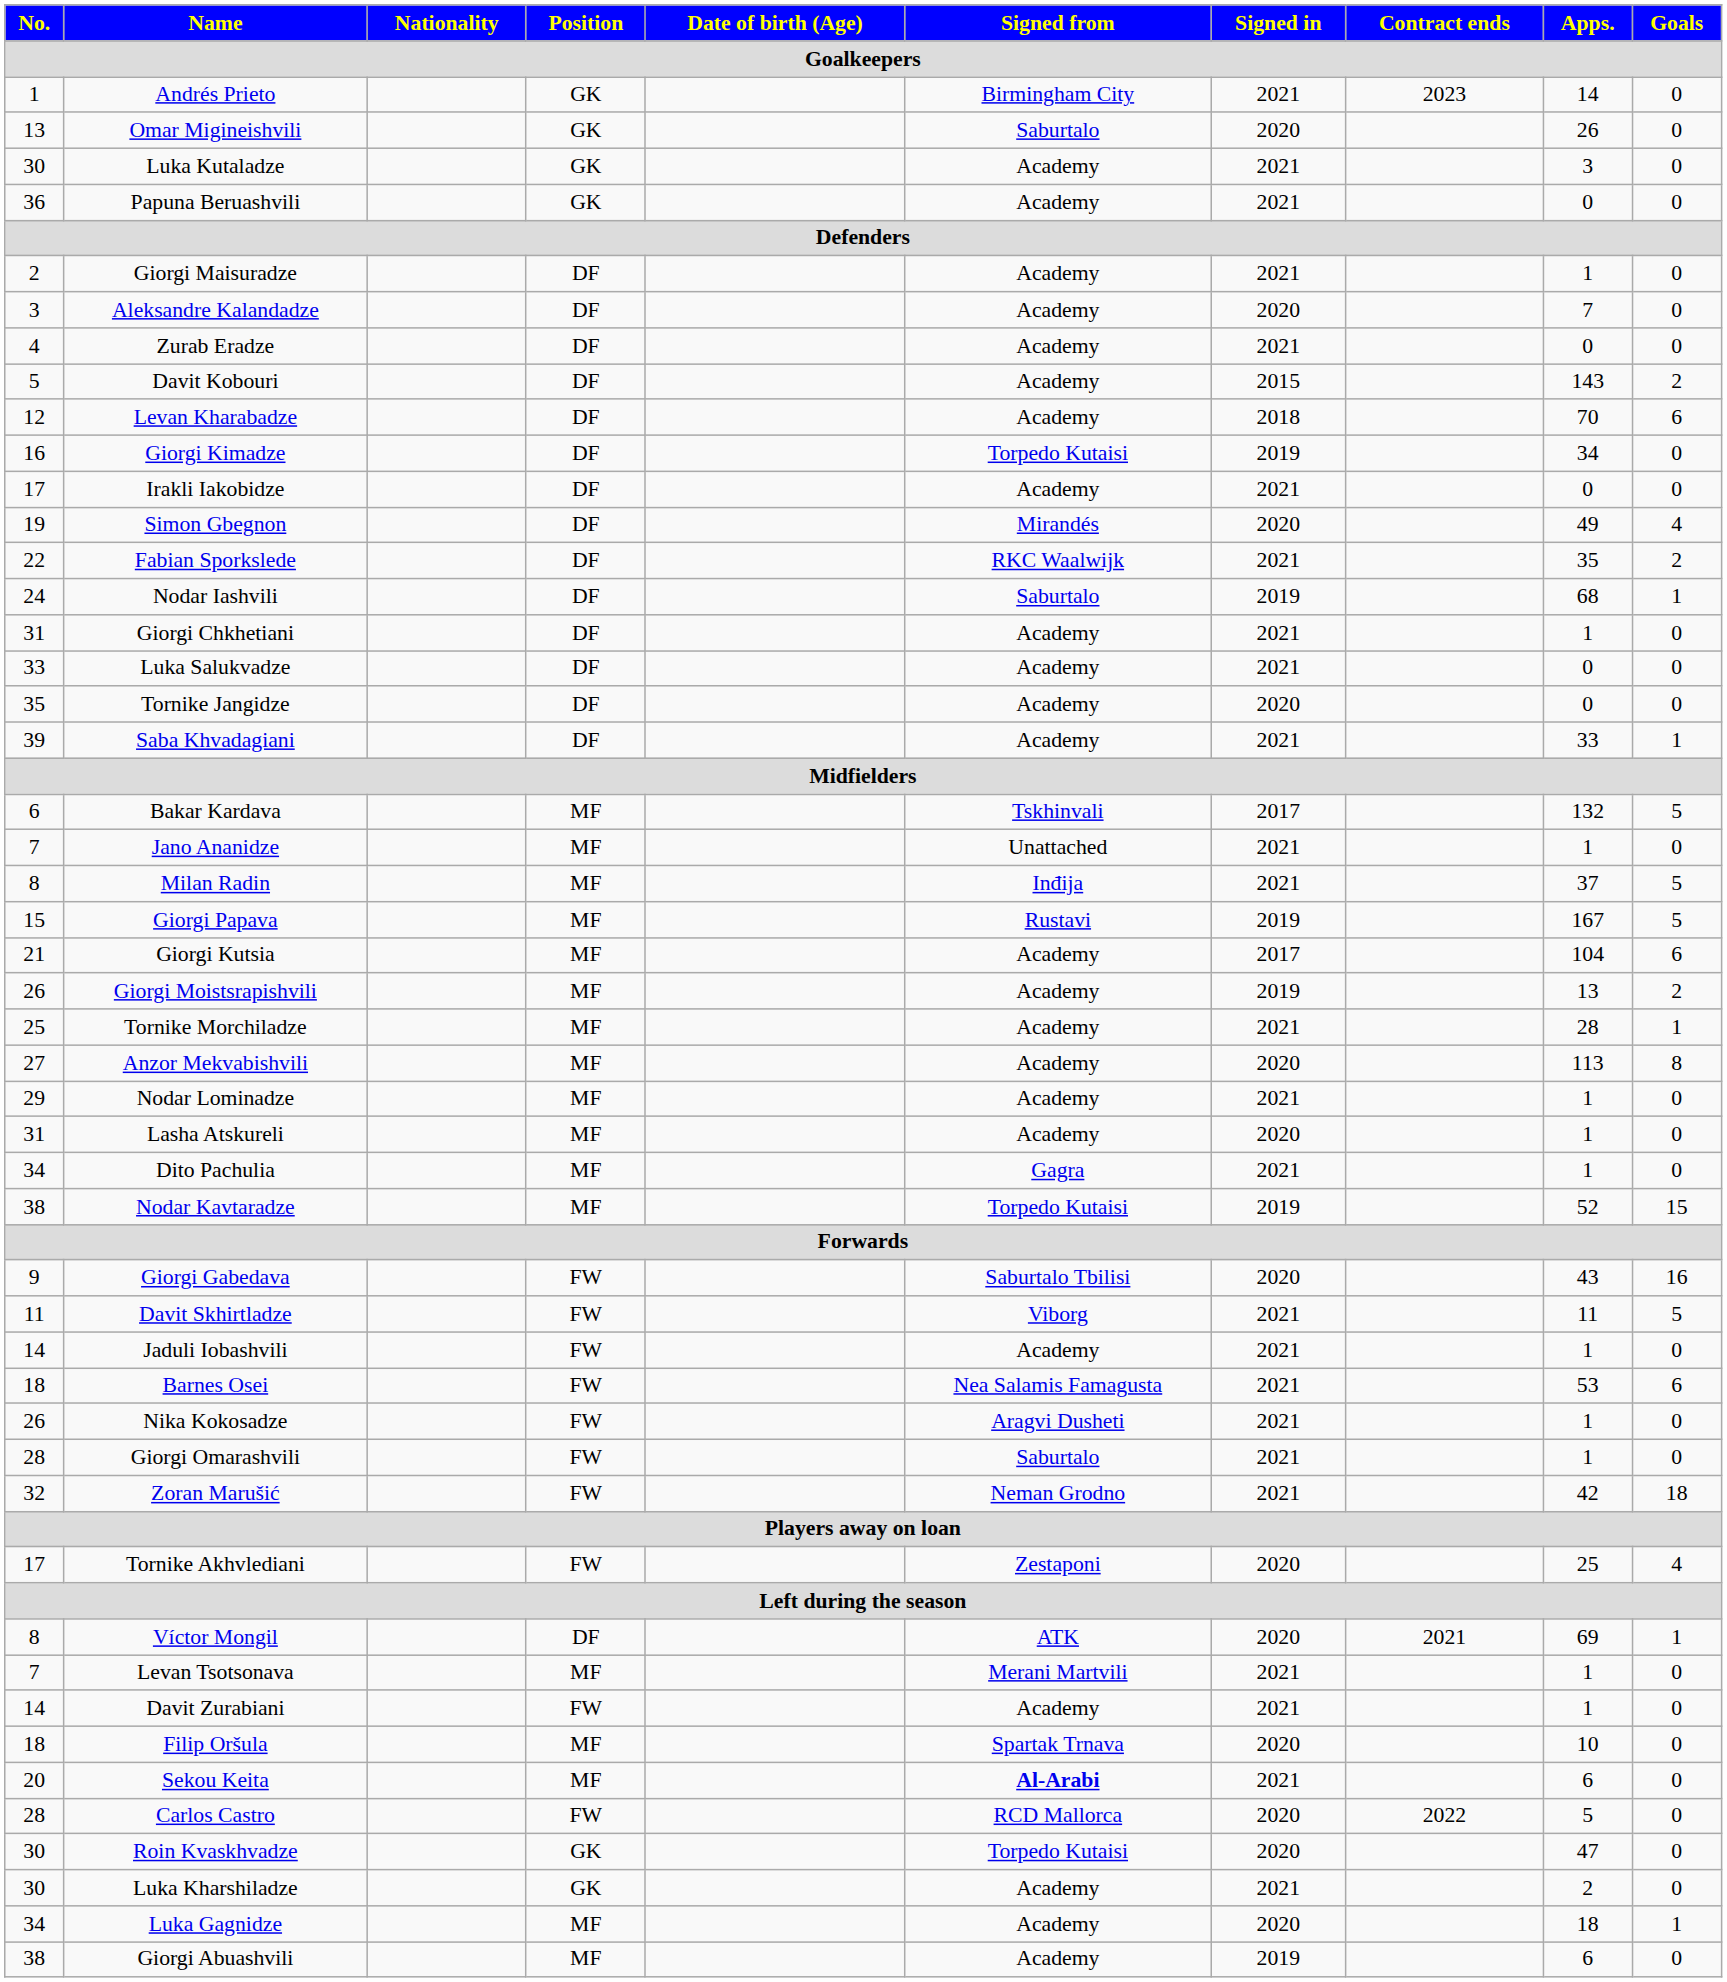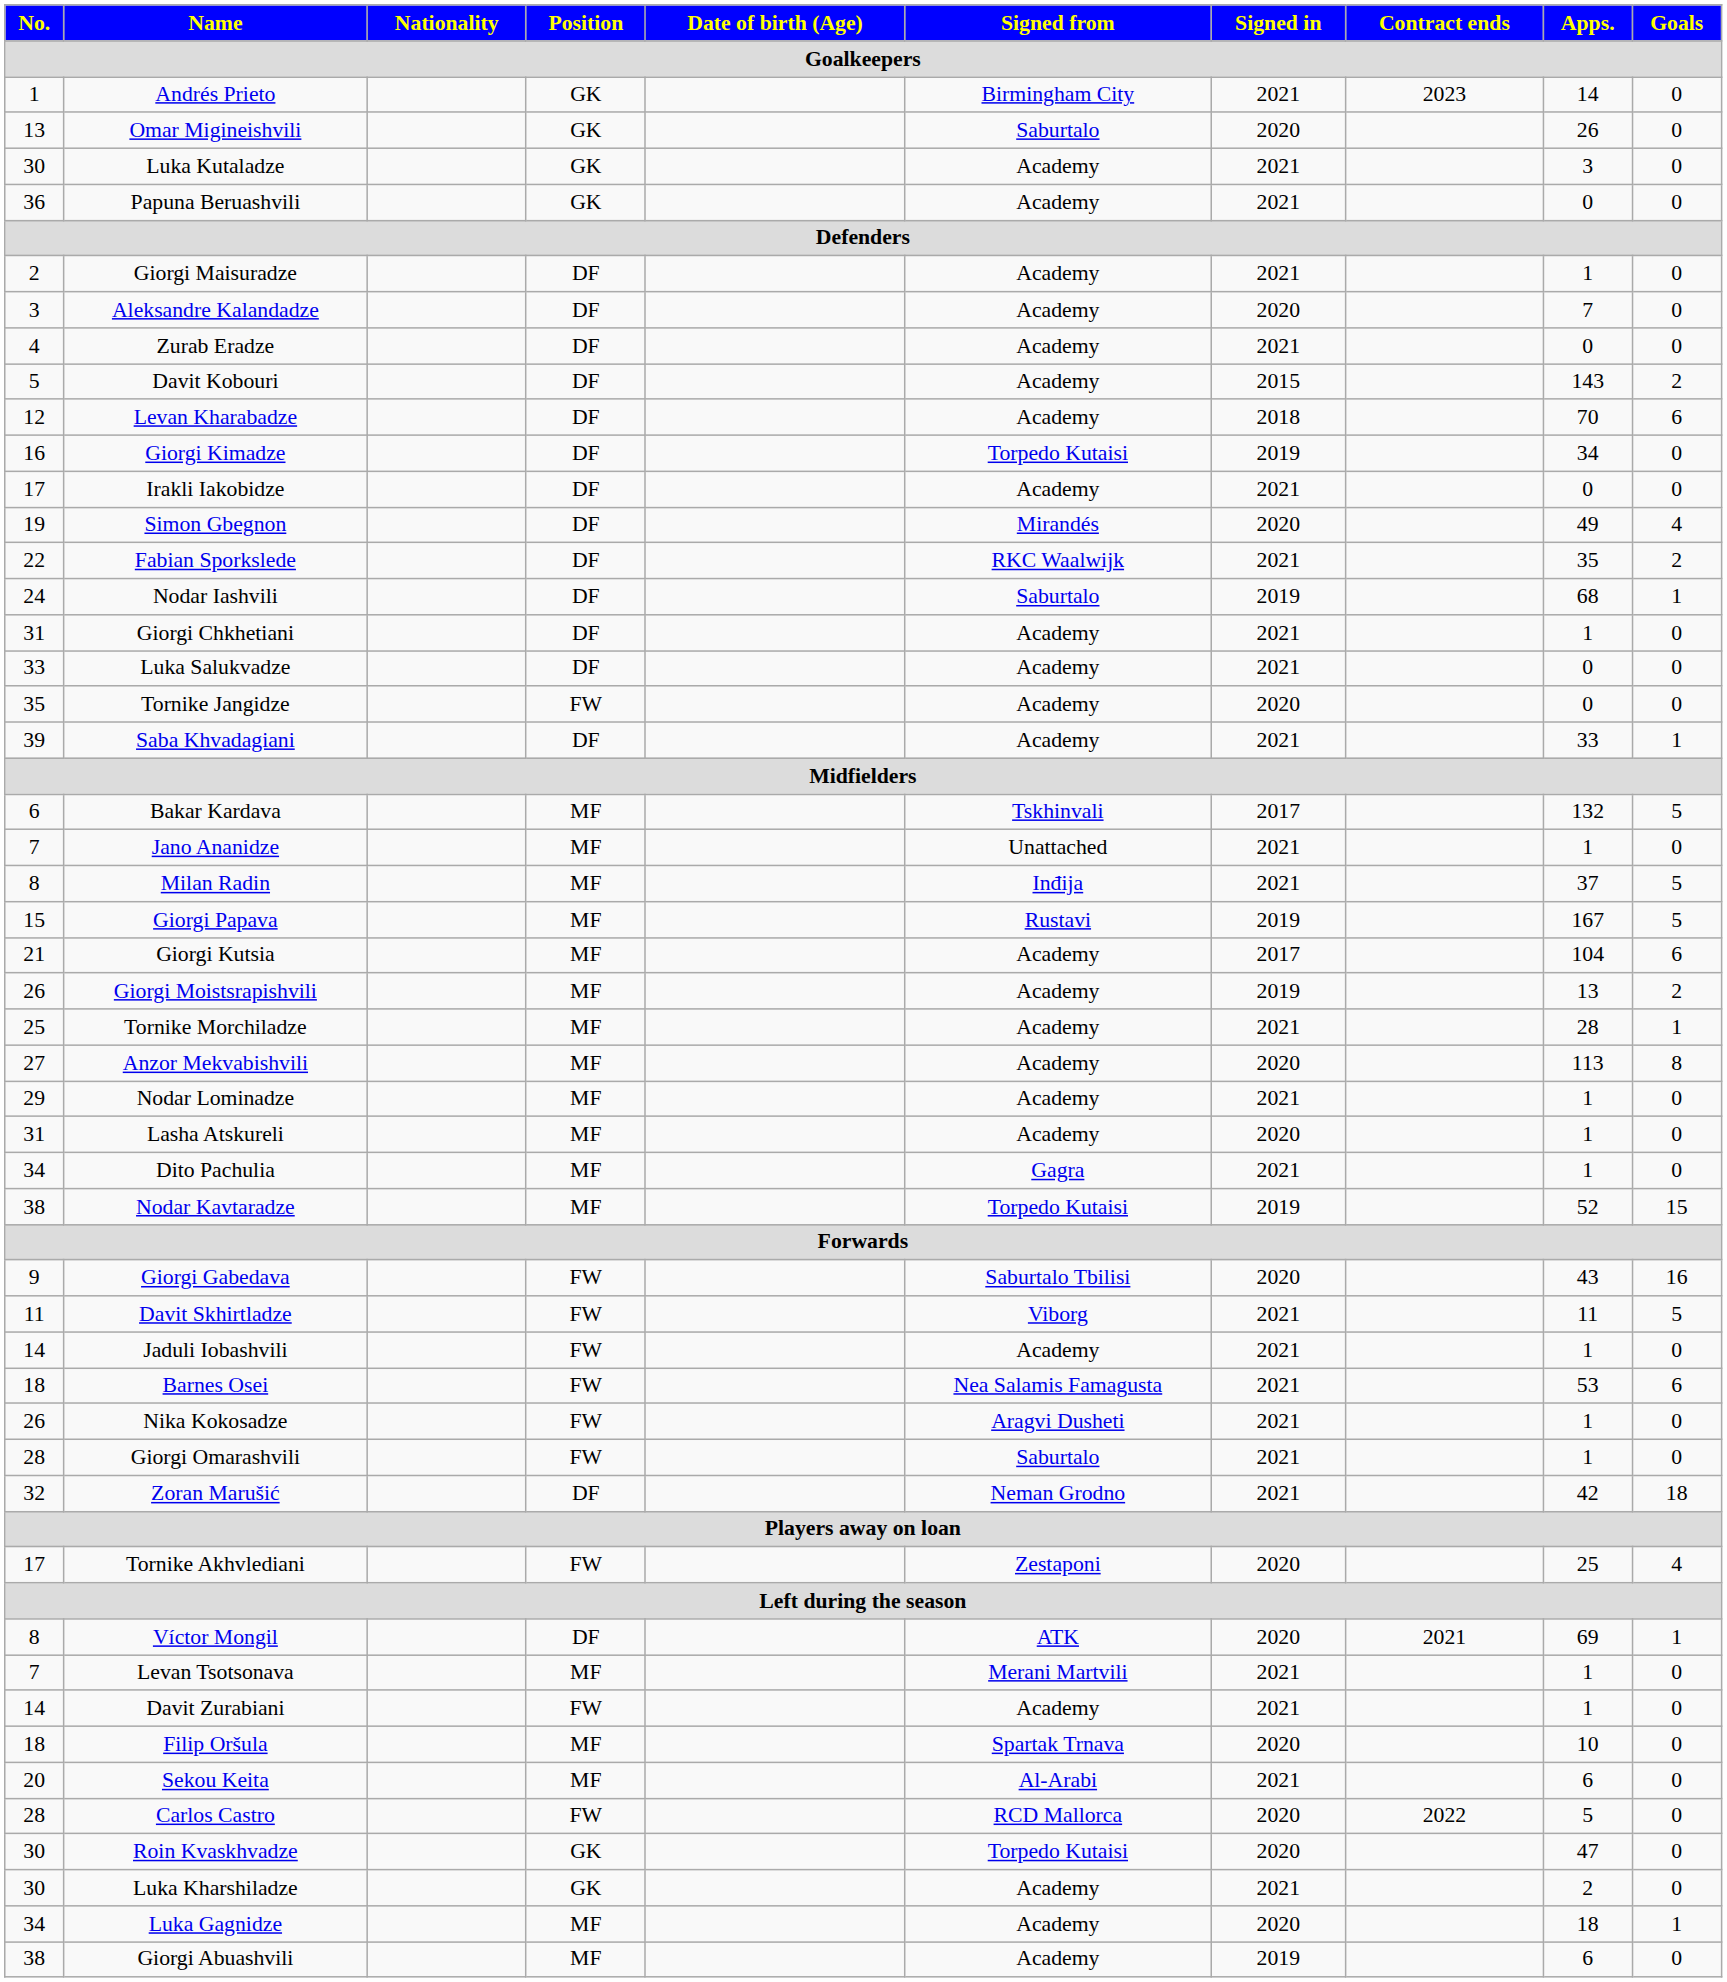(586, 704) DF -> (586, 704) FW
(586, 1493) FW -> (586, 1493) DF
(1058, 1780) bold -> (1058, 1780) normal
